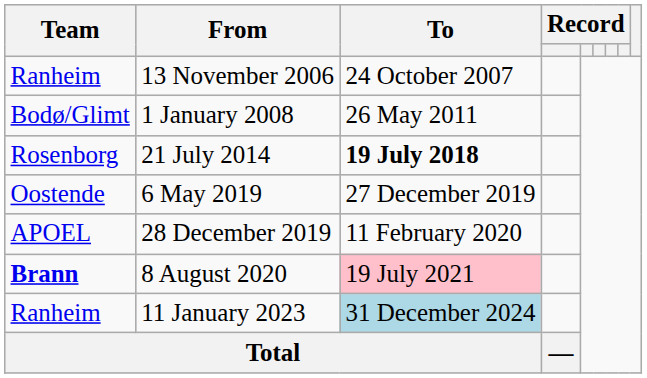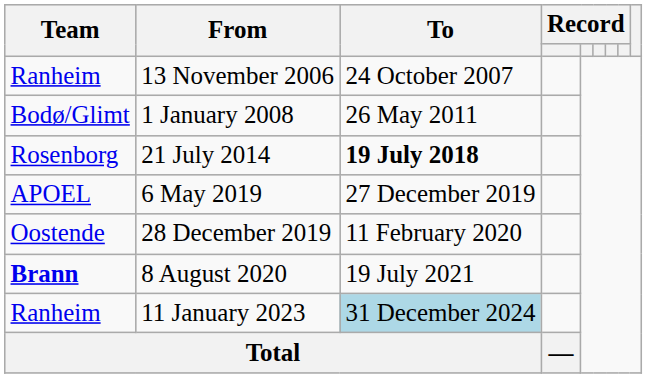(58, 194) Oostende -> (51, 194) APOEL
(51, 233) APOEL -> (58, 233) Oostende
(410, 273) pink background -> (410, 273) no background
